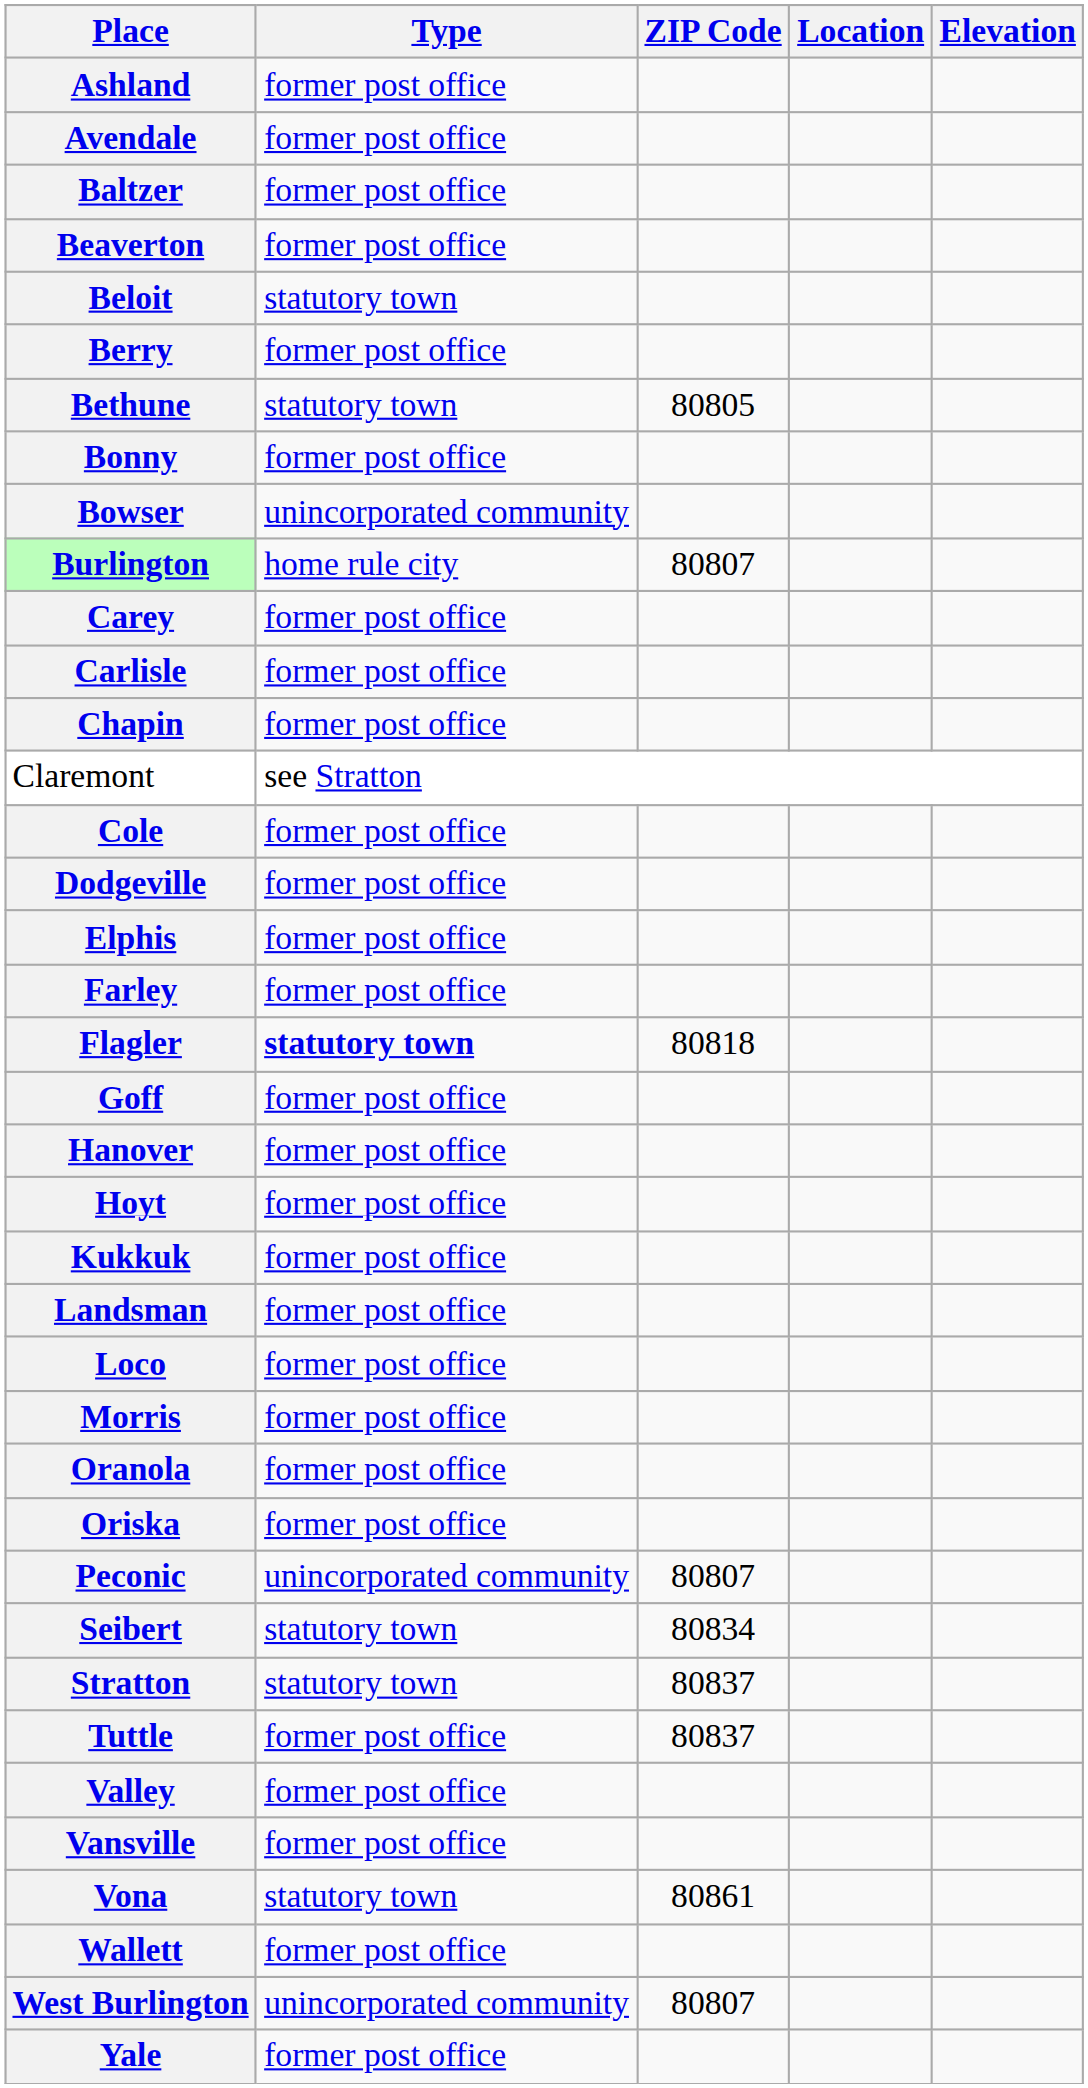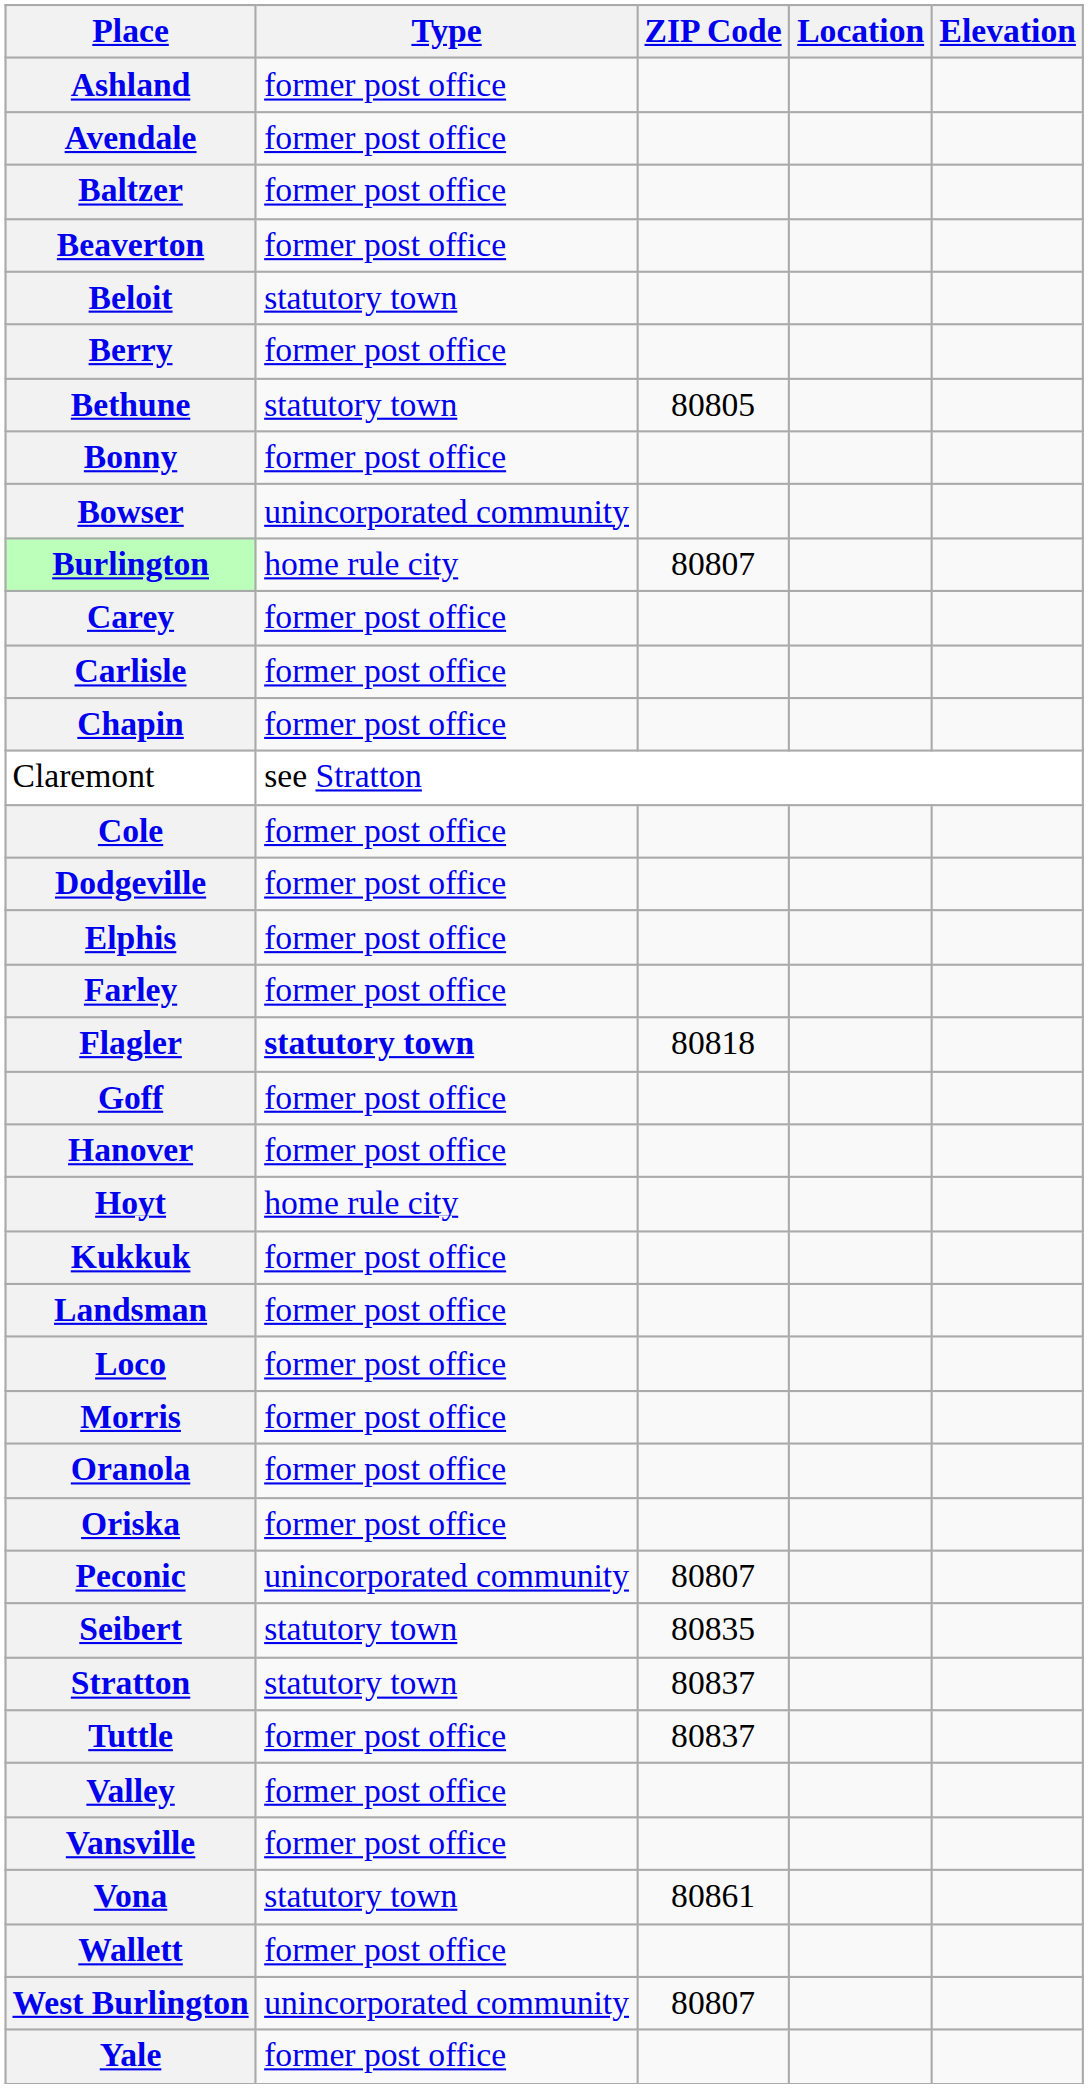(385, 1203) former post office -> (361, 1203) home rule city
(713, 1629) 80834 -> (713, 1629) 80835
